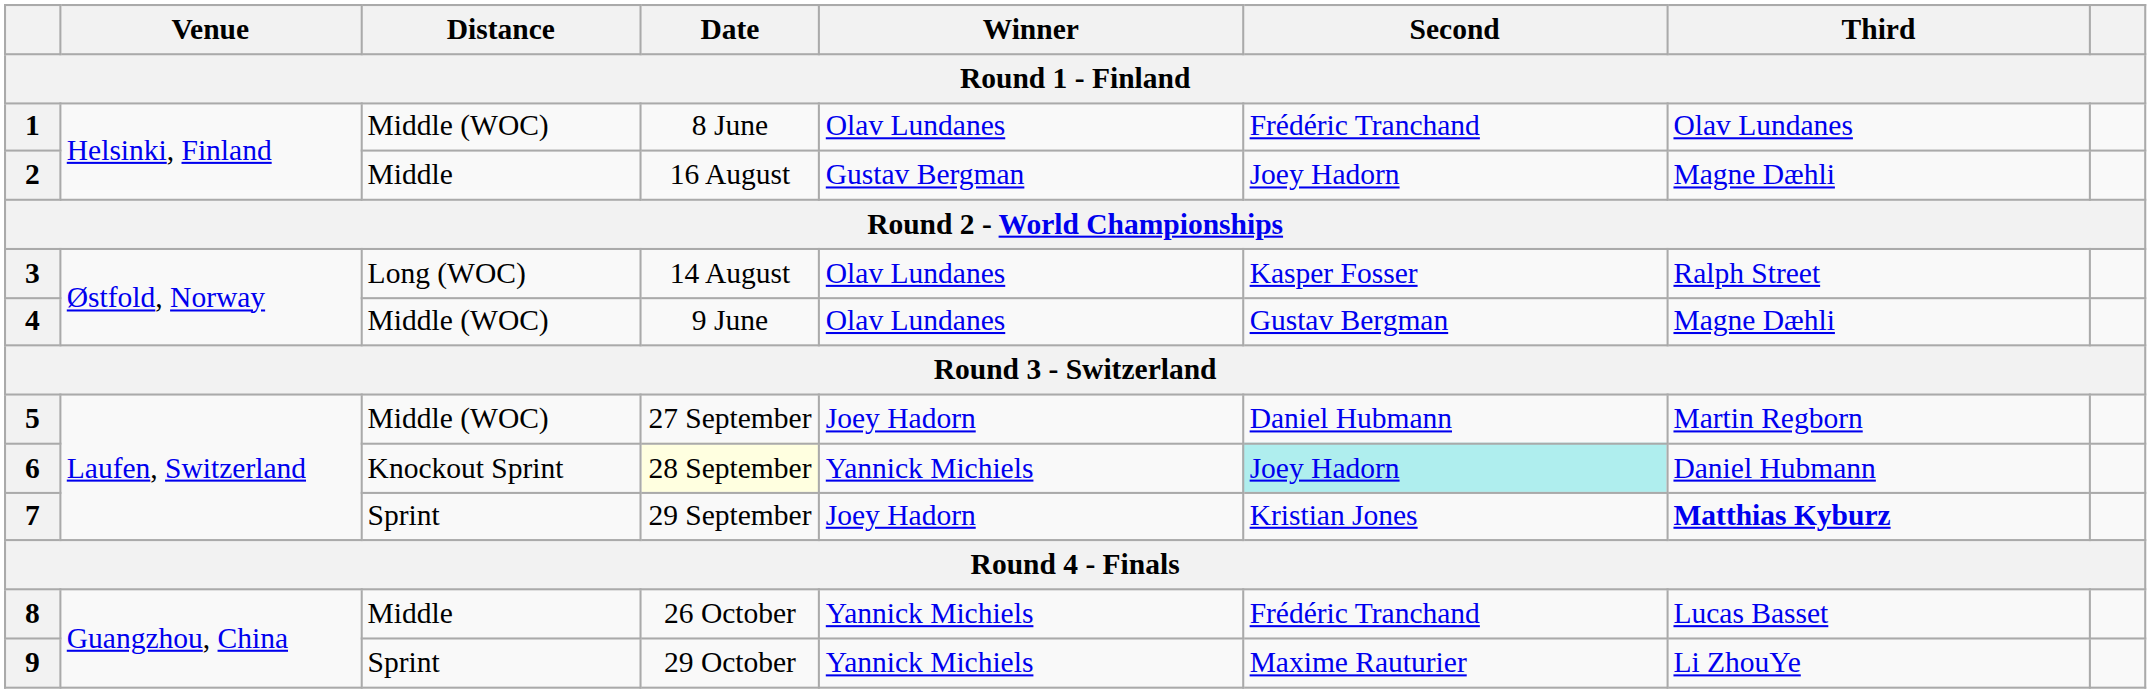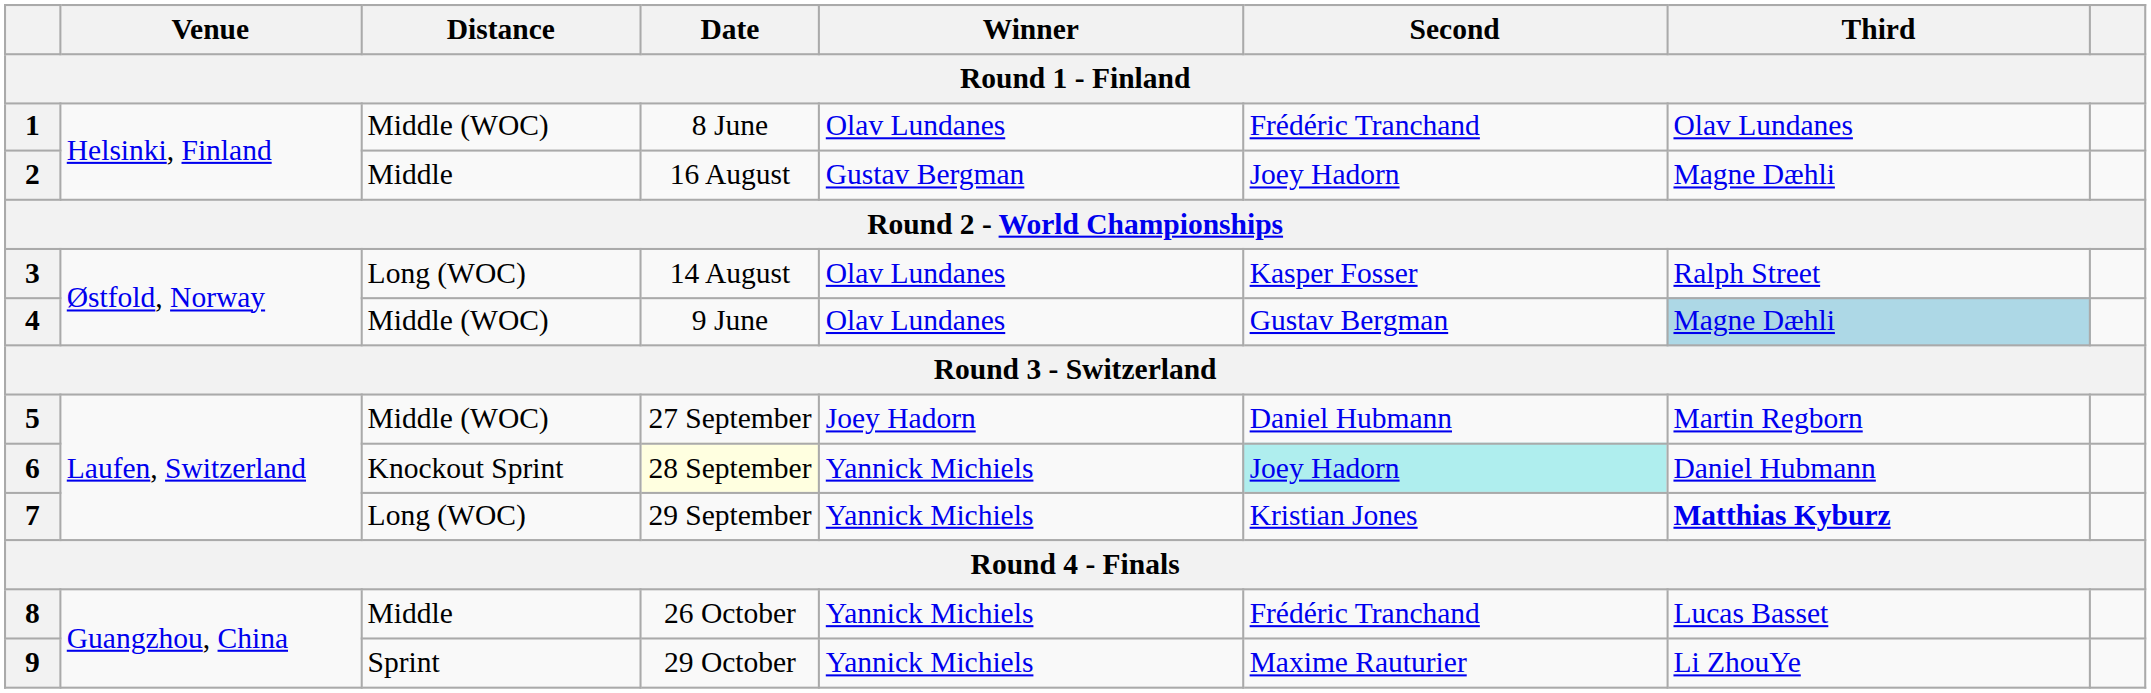(1754, 321) no background -> (1754, 321) lightblue background
(404, 516) Sprint -> (447, 516) Long (WOC)
(901, 516) Joey Hadorn -> (930, 516) Yannick Michiels
